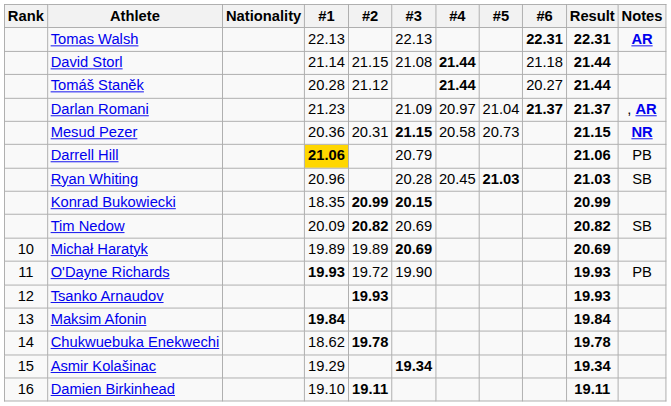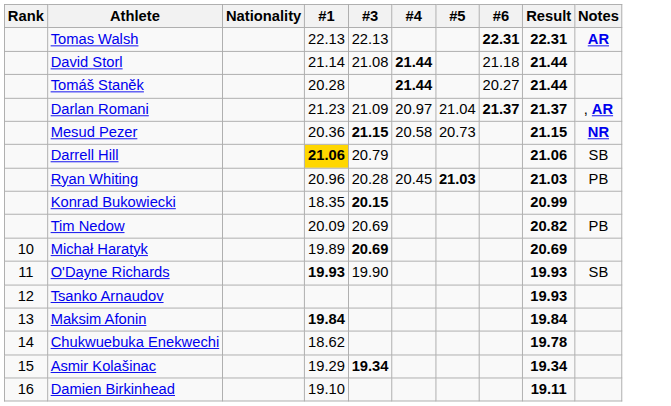- column: (370, 16)
(642, 156) PB -> (598, 156) SB
(642, 179) SB -> (598, 179) PB
(642, 226) SB -> (598, 226) PB
(642, 272) PB -> (598, 272) SB
